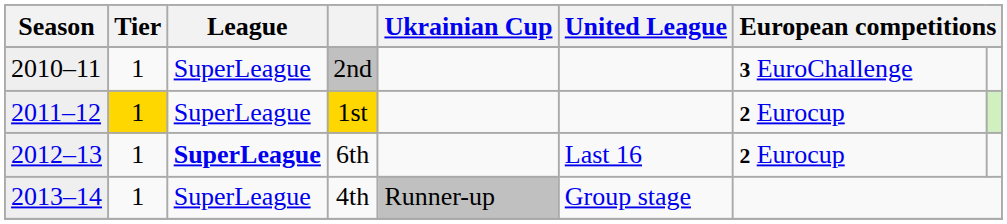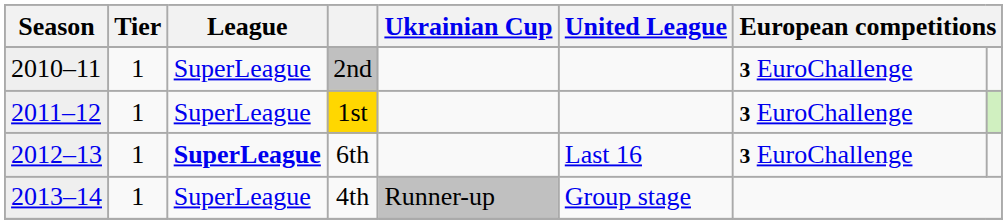(138, 111) gold background -> (138, 111) no background
(792, 111) 2 Eurocup -> (826, 111) 3 EuroChallenge
(792, 154) 2 Eurocup -> (826, 154) 3 EuroChallenge
